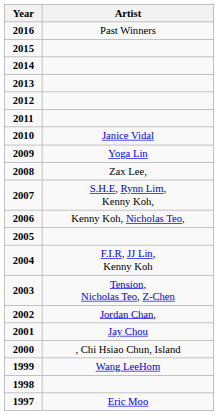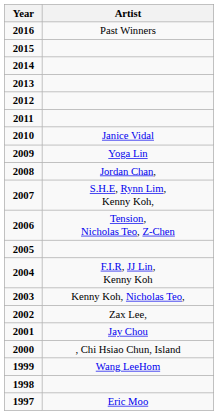(128, 171) Zax Lee, -> (128, 171) Jordan Chan,
(128, 219) Kenny Koh, Nicholas Teo, -> (128, 225) Tension, Nicholas Teo, Z-Chen
(128, 290) Tension, Nicholas Teo, Z-Chen -> (128, 296) Kenny Koh, Nicholas Teo,
(128, 314) Jordan Chan, -> (128, 314) Zax Lee,
